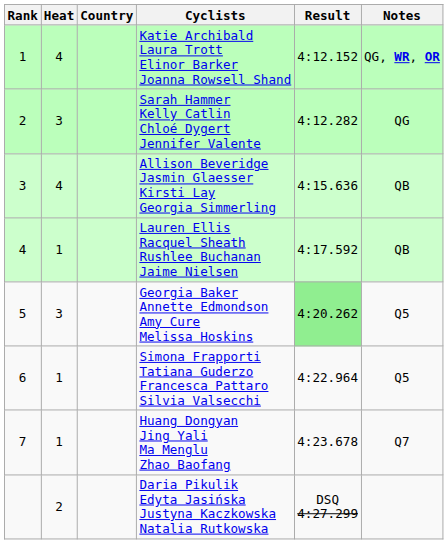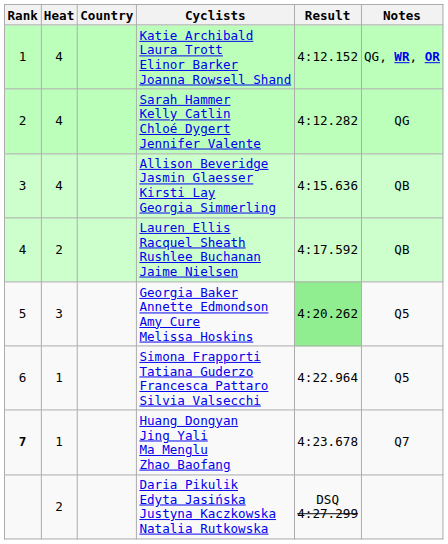(59, 121) 3 -> (59, 121) 4
(59, 250) 1 -> (59, 250) 2
(23, 442) normal -> (23, 442) bold
